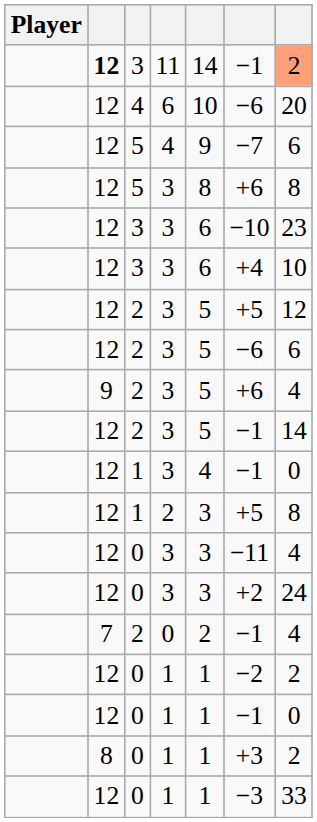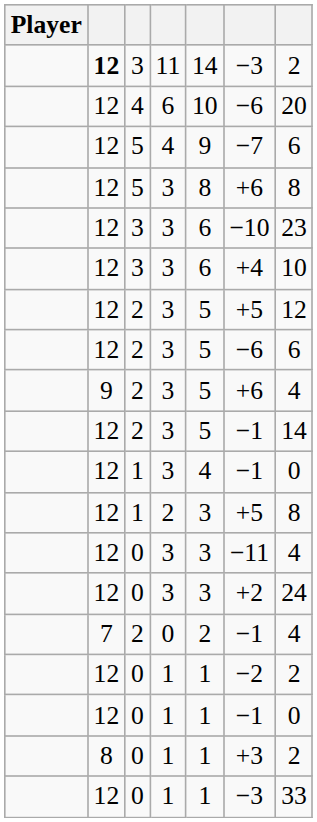(249, 65) −1 -> (249, 65) −3
(294, 65) lightsalmon background -> (294, 65) no background
